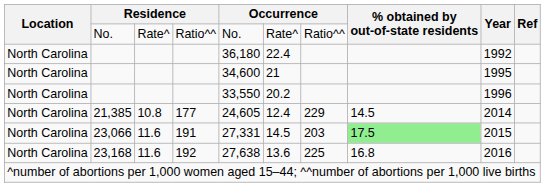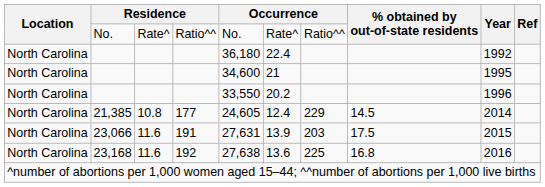(241, 133) 27,331 -> (241, 133) 27,631
(278, 133) 14.5 -> (278, 133) 13.9
(363, 133) lightgreen background -> (363, 133) no background
